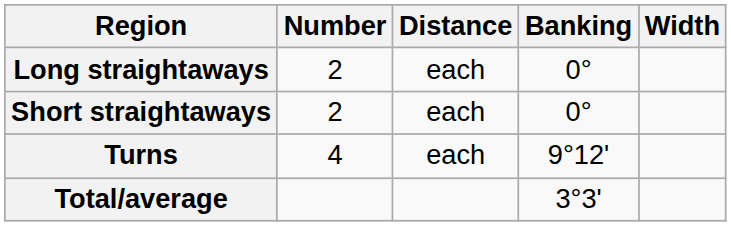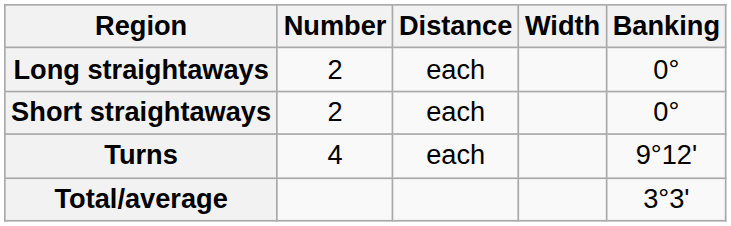columns swapped: (682, 26) <-> (579, 26)
